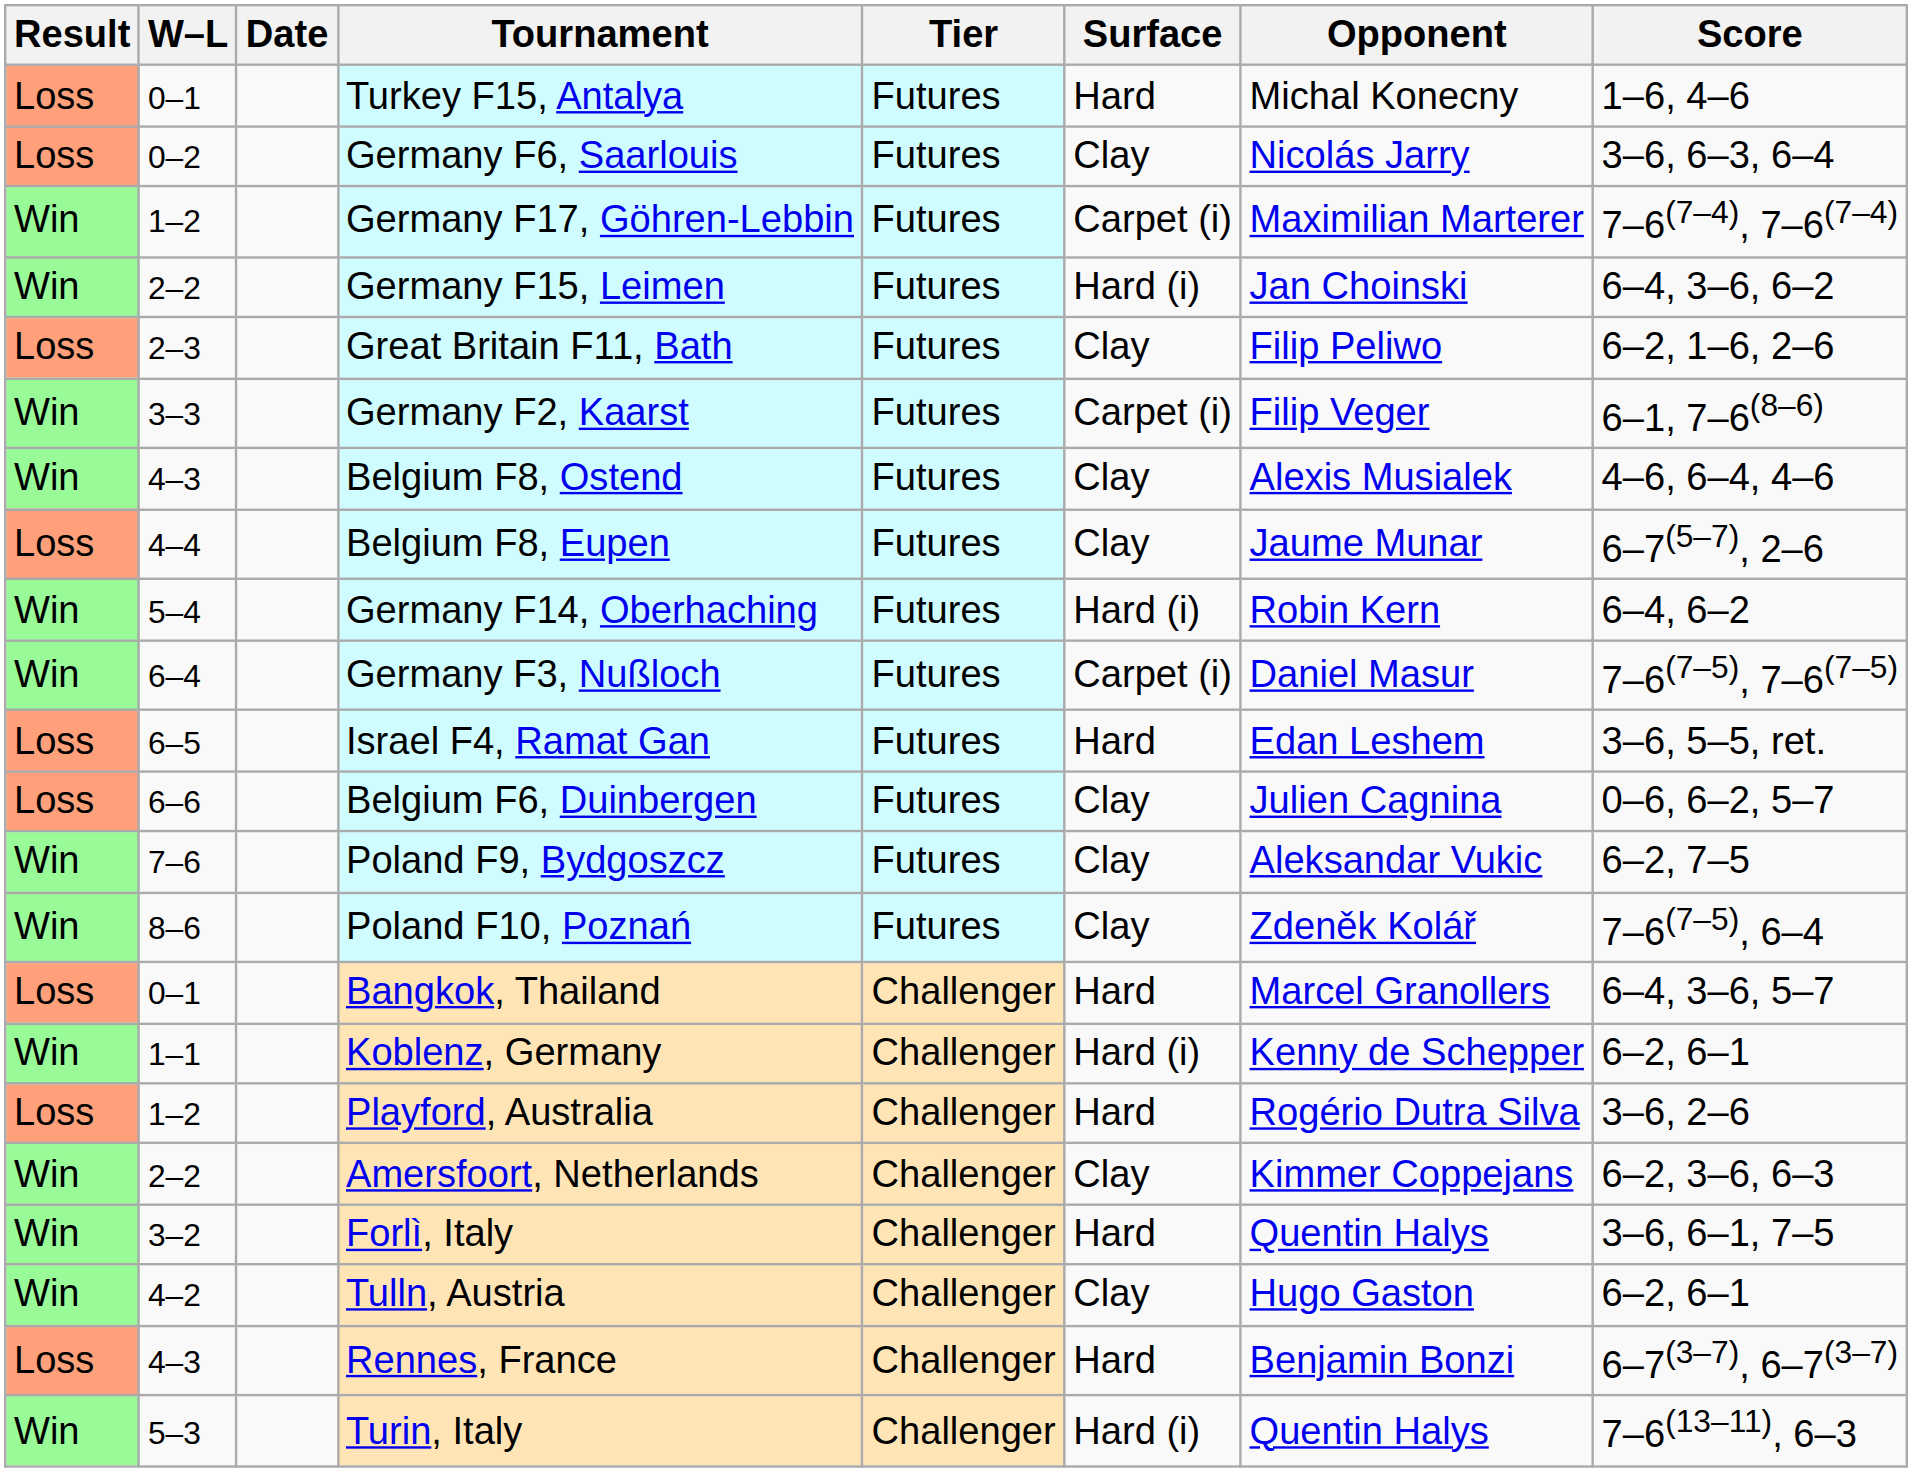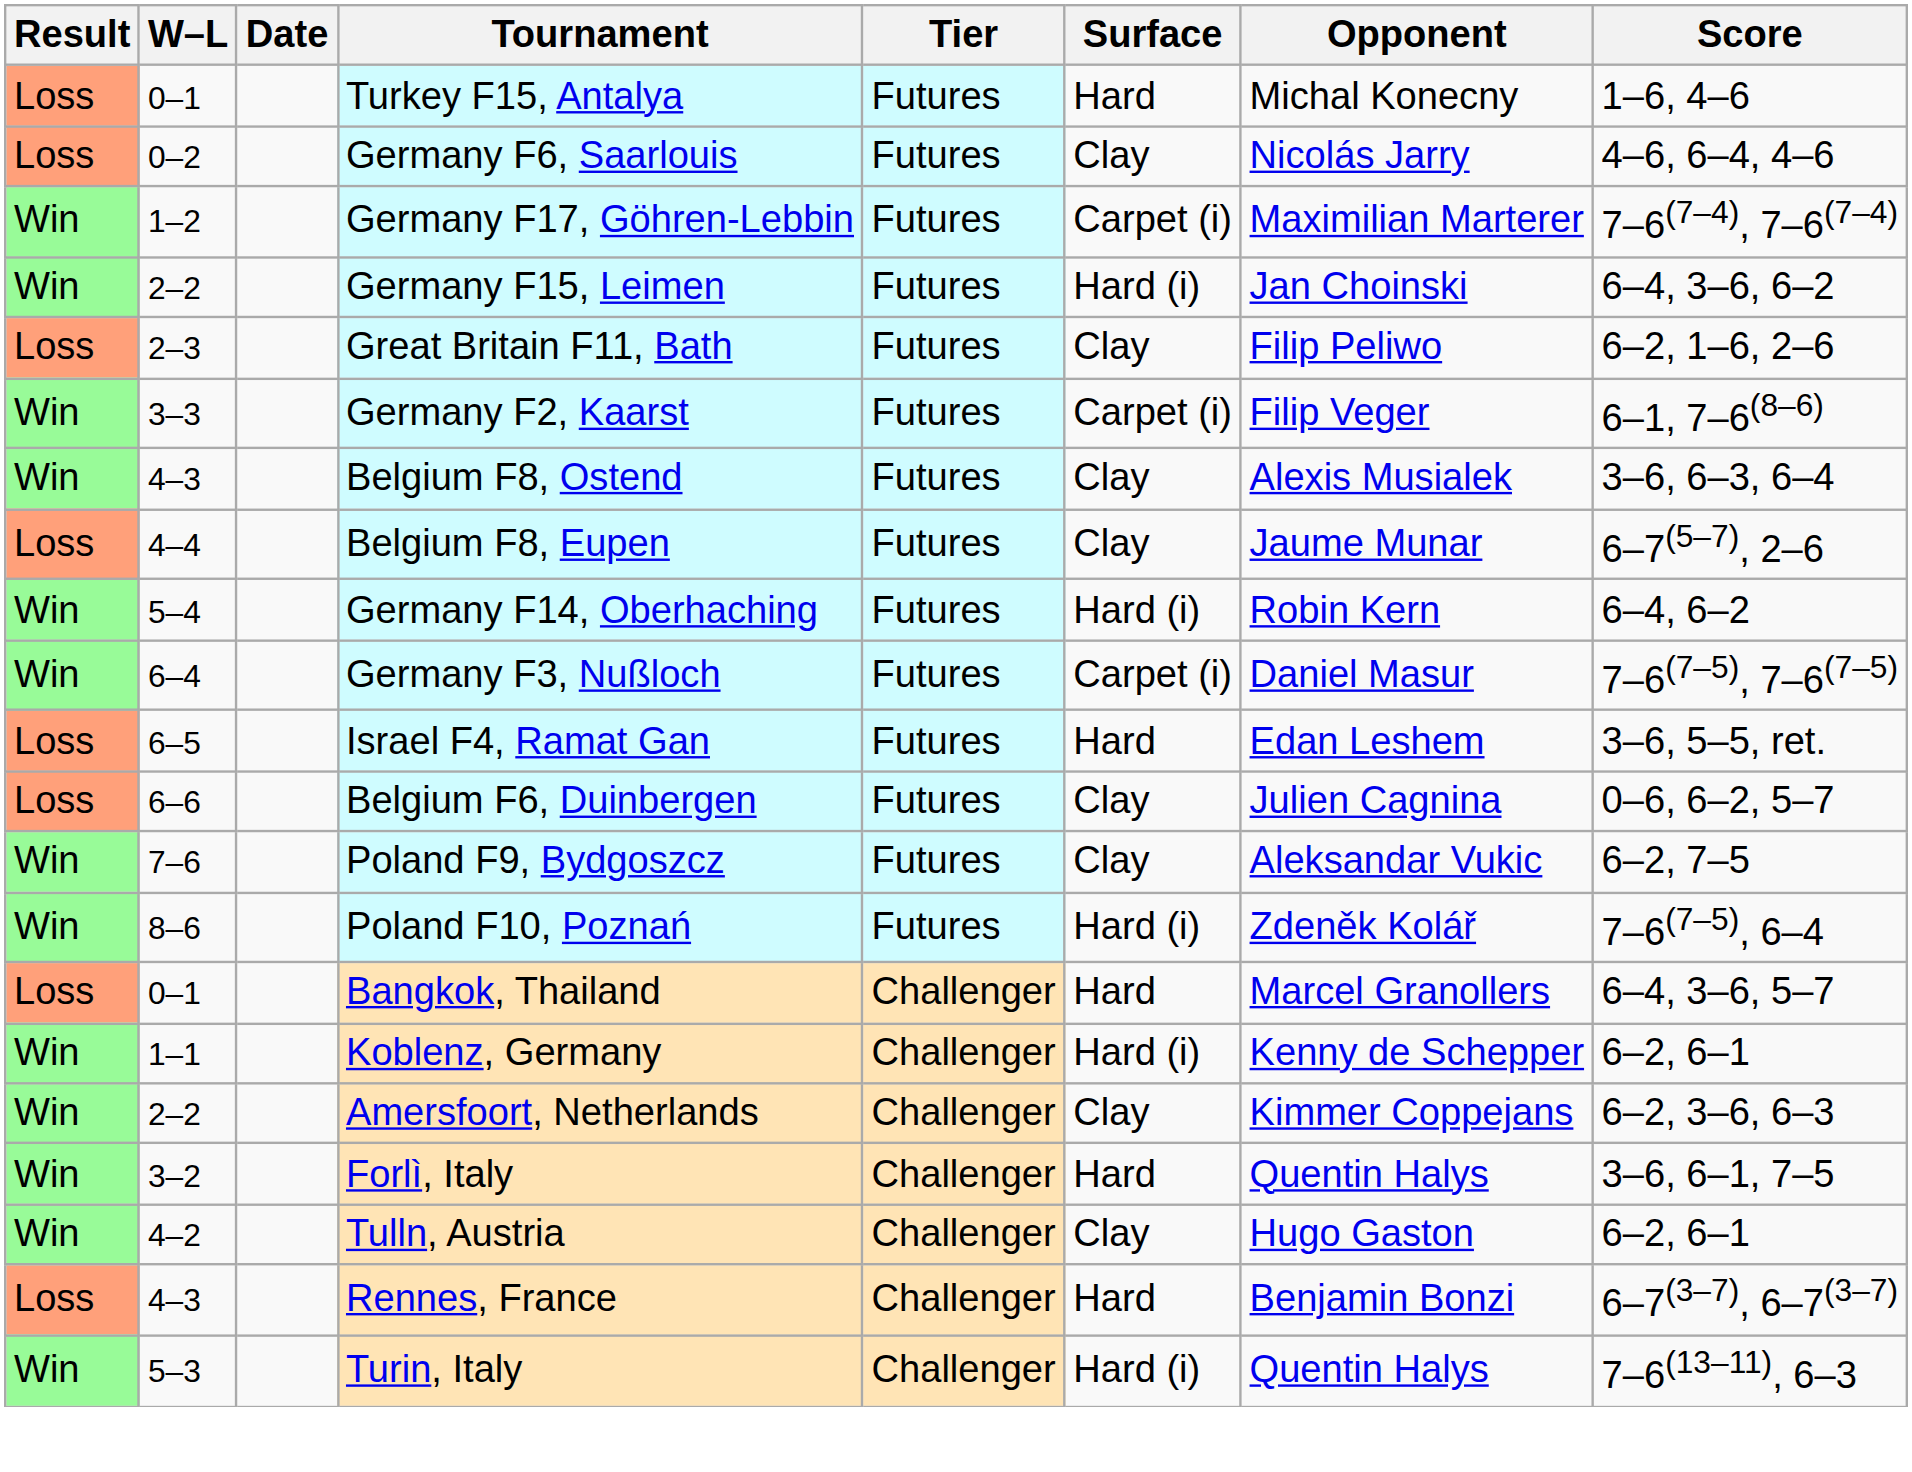(1718, 155) 3–6, 6–3, 6–4 -> (1718, 155) 4–6, 6–4, 4–6
(1718, 478) 4–6, 6–4, 4–6 -> (1718, 478) 3–6, 6–3, 6–4
(1111, 926) Clay -> (1137, 926) Hard (i)
- row: (499, 1112)
